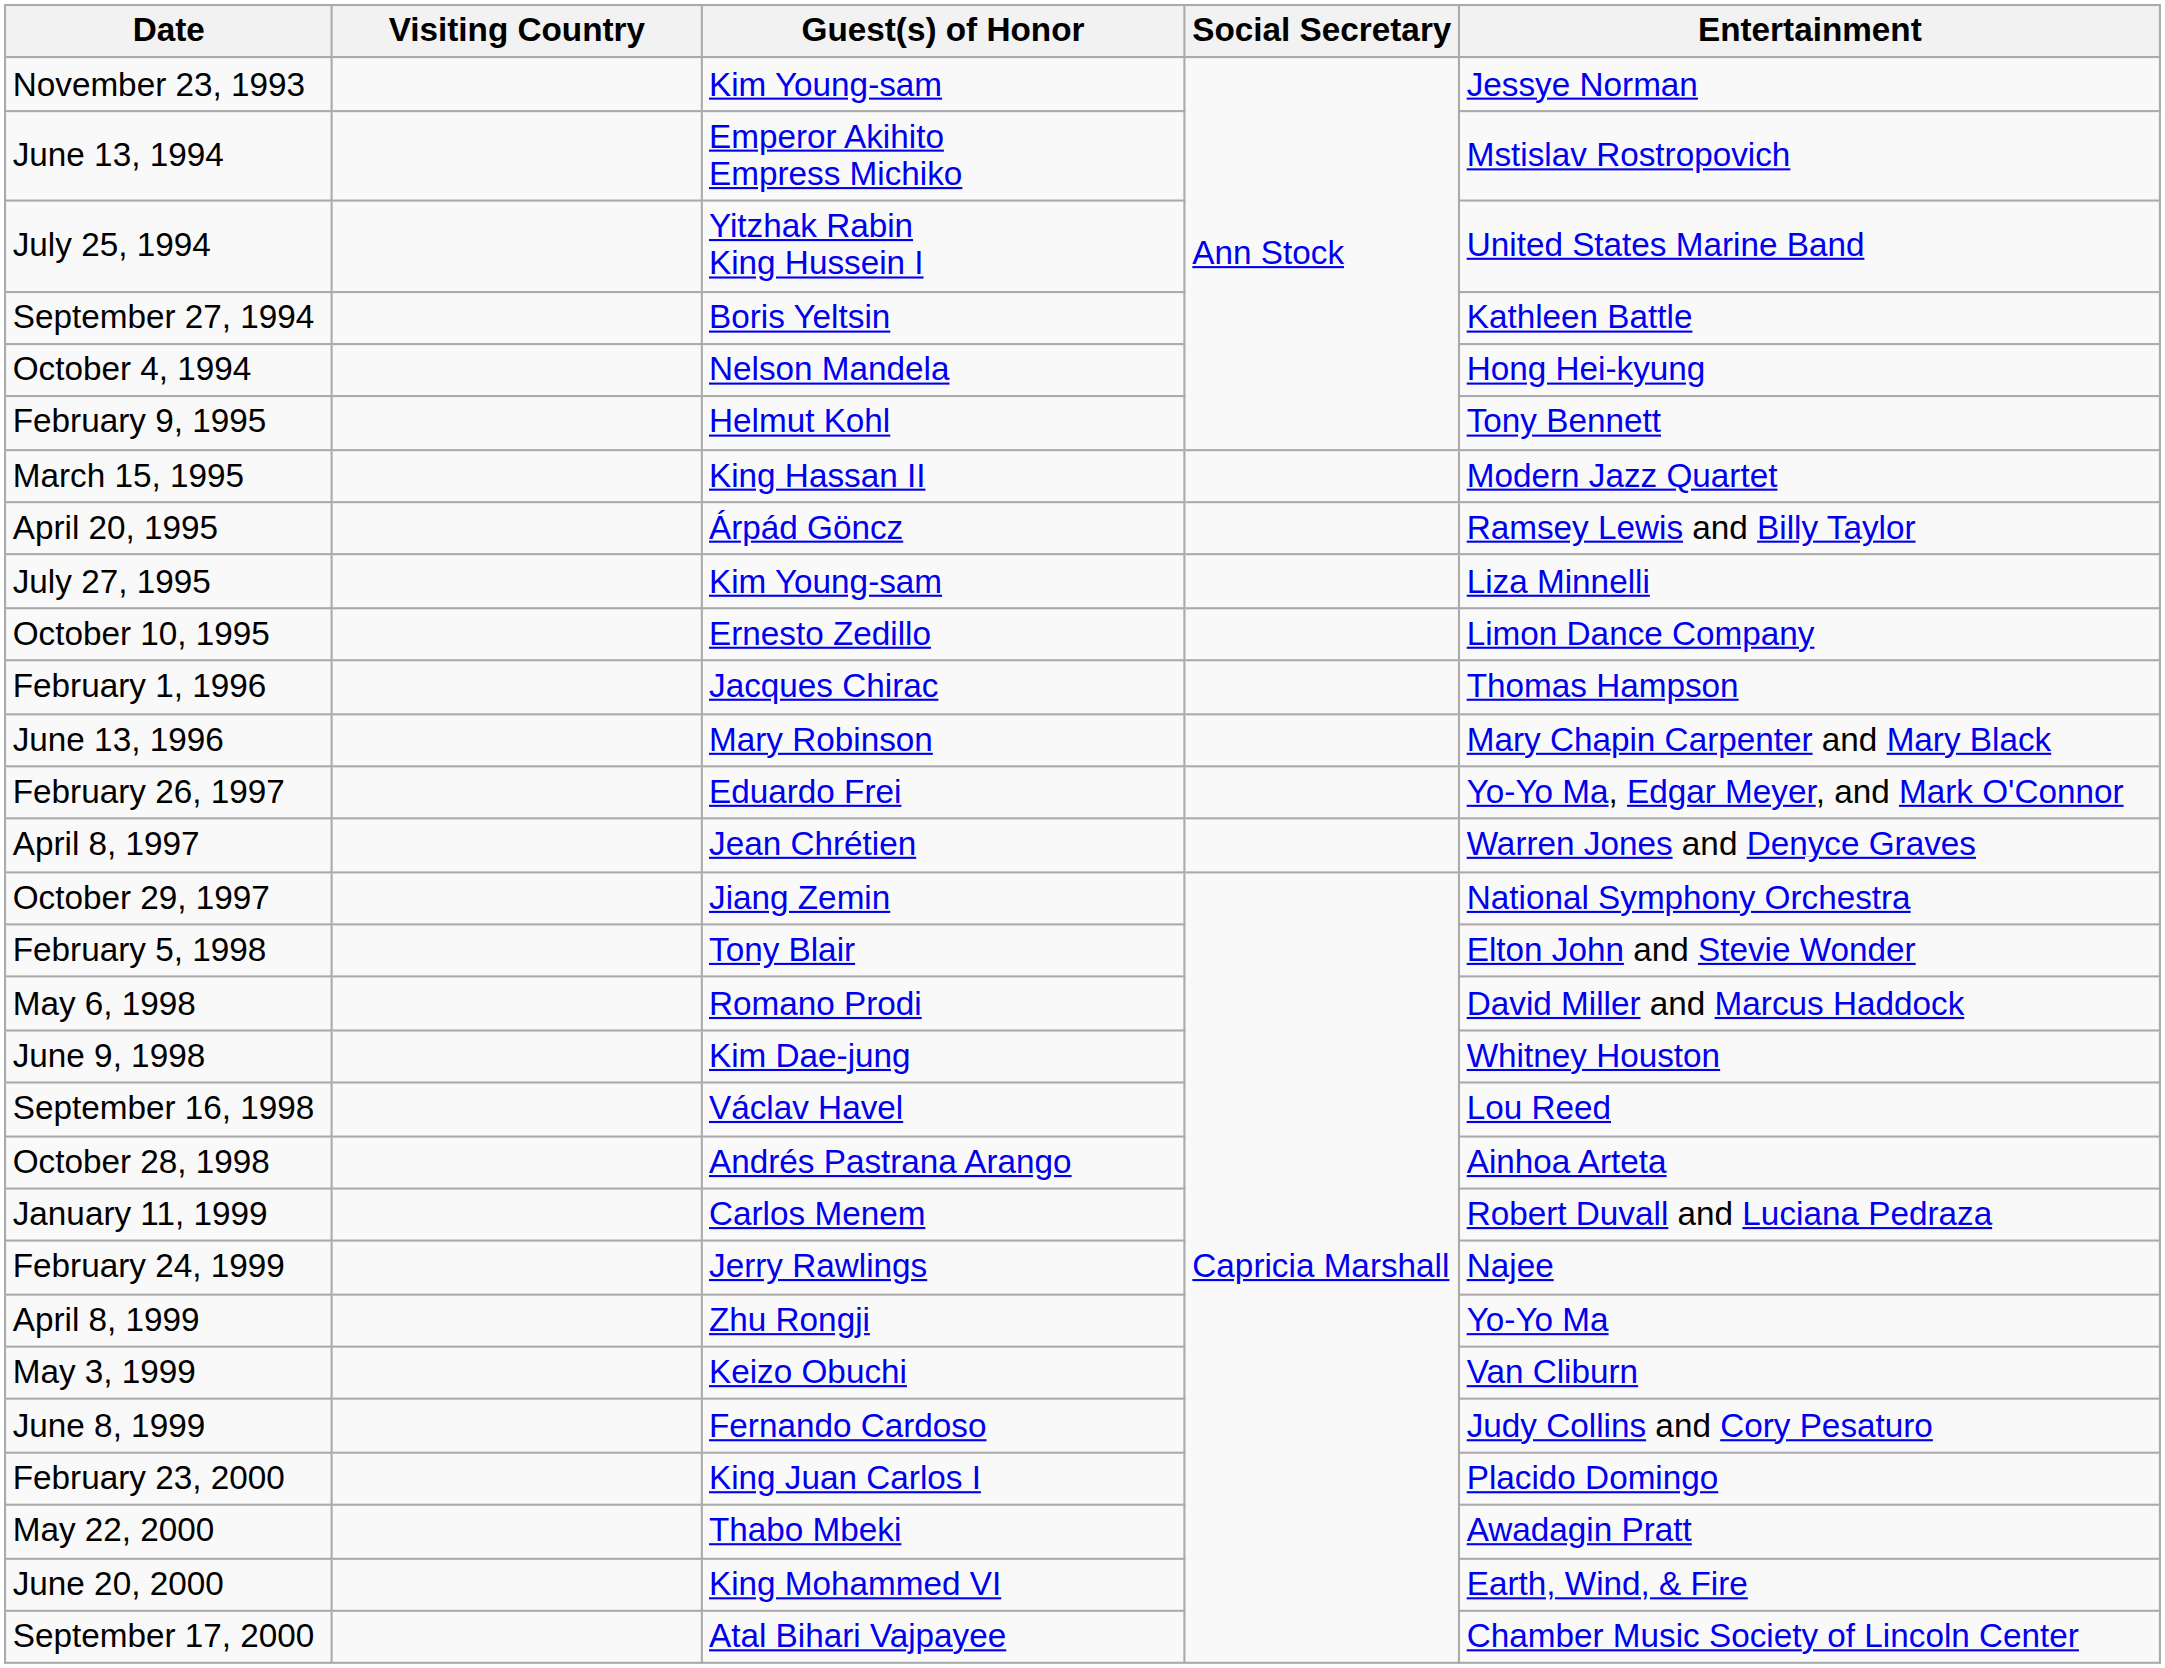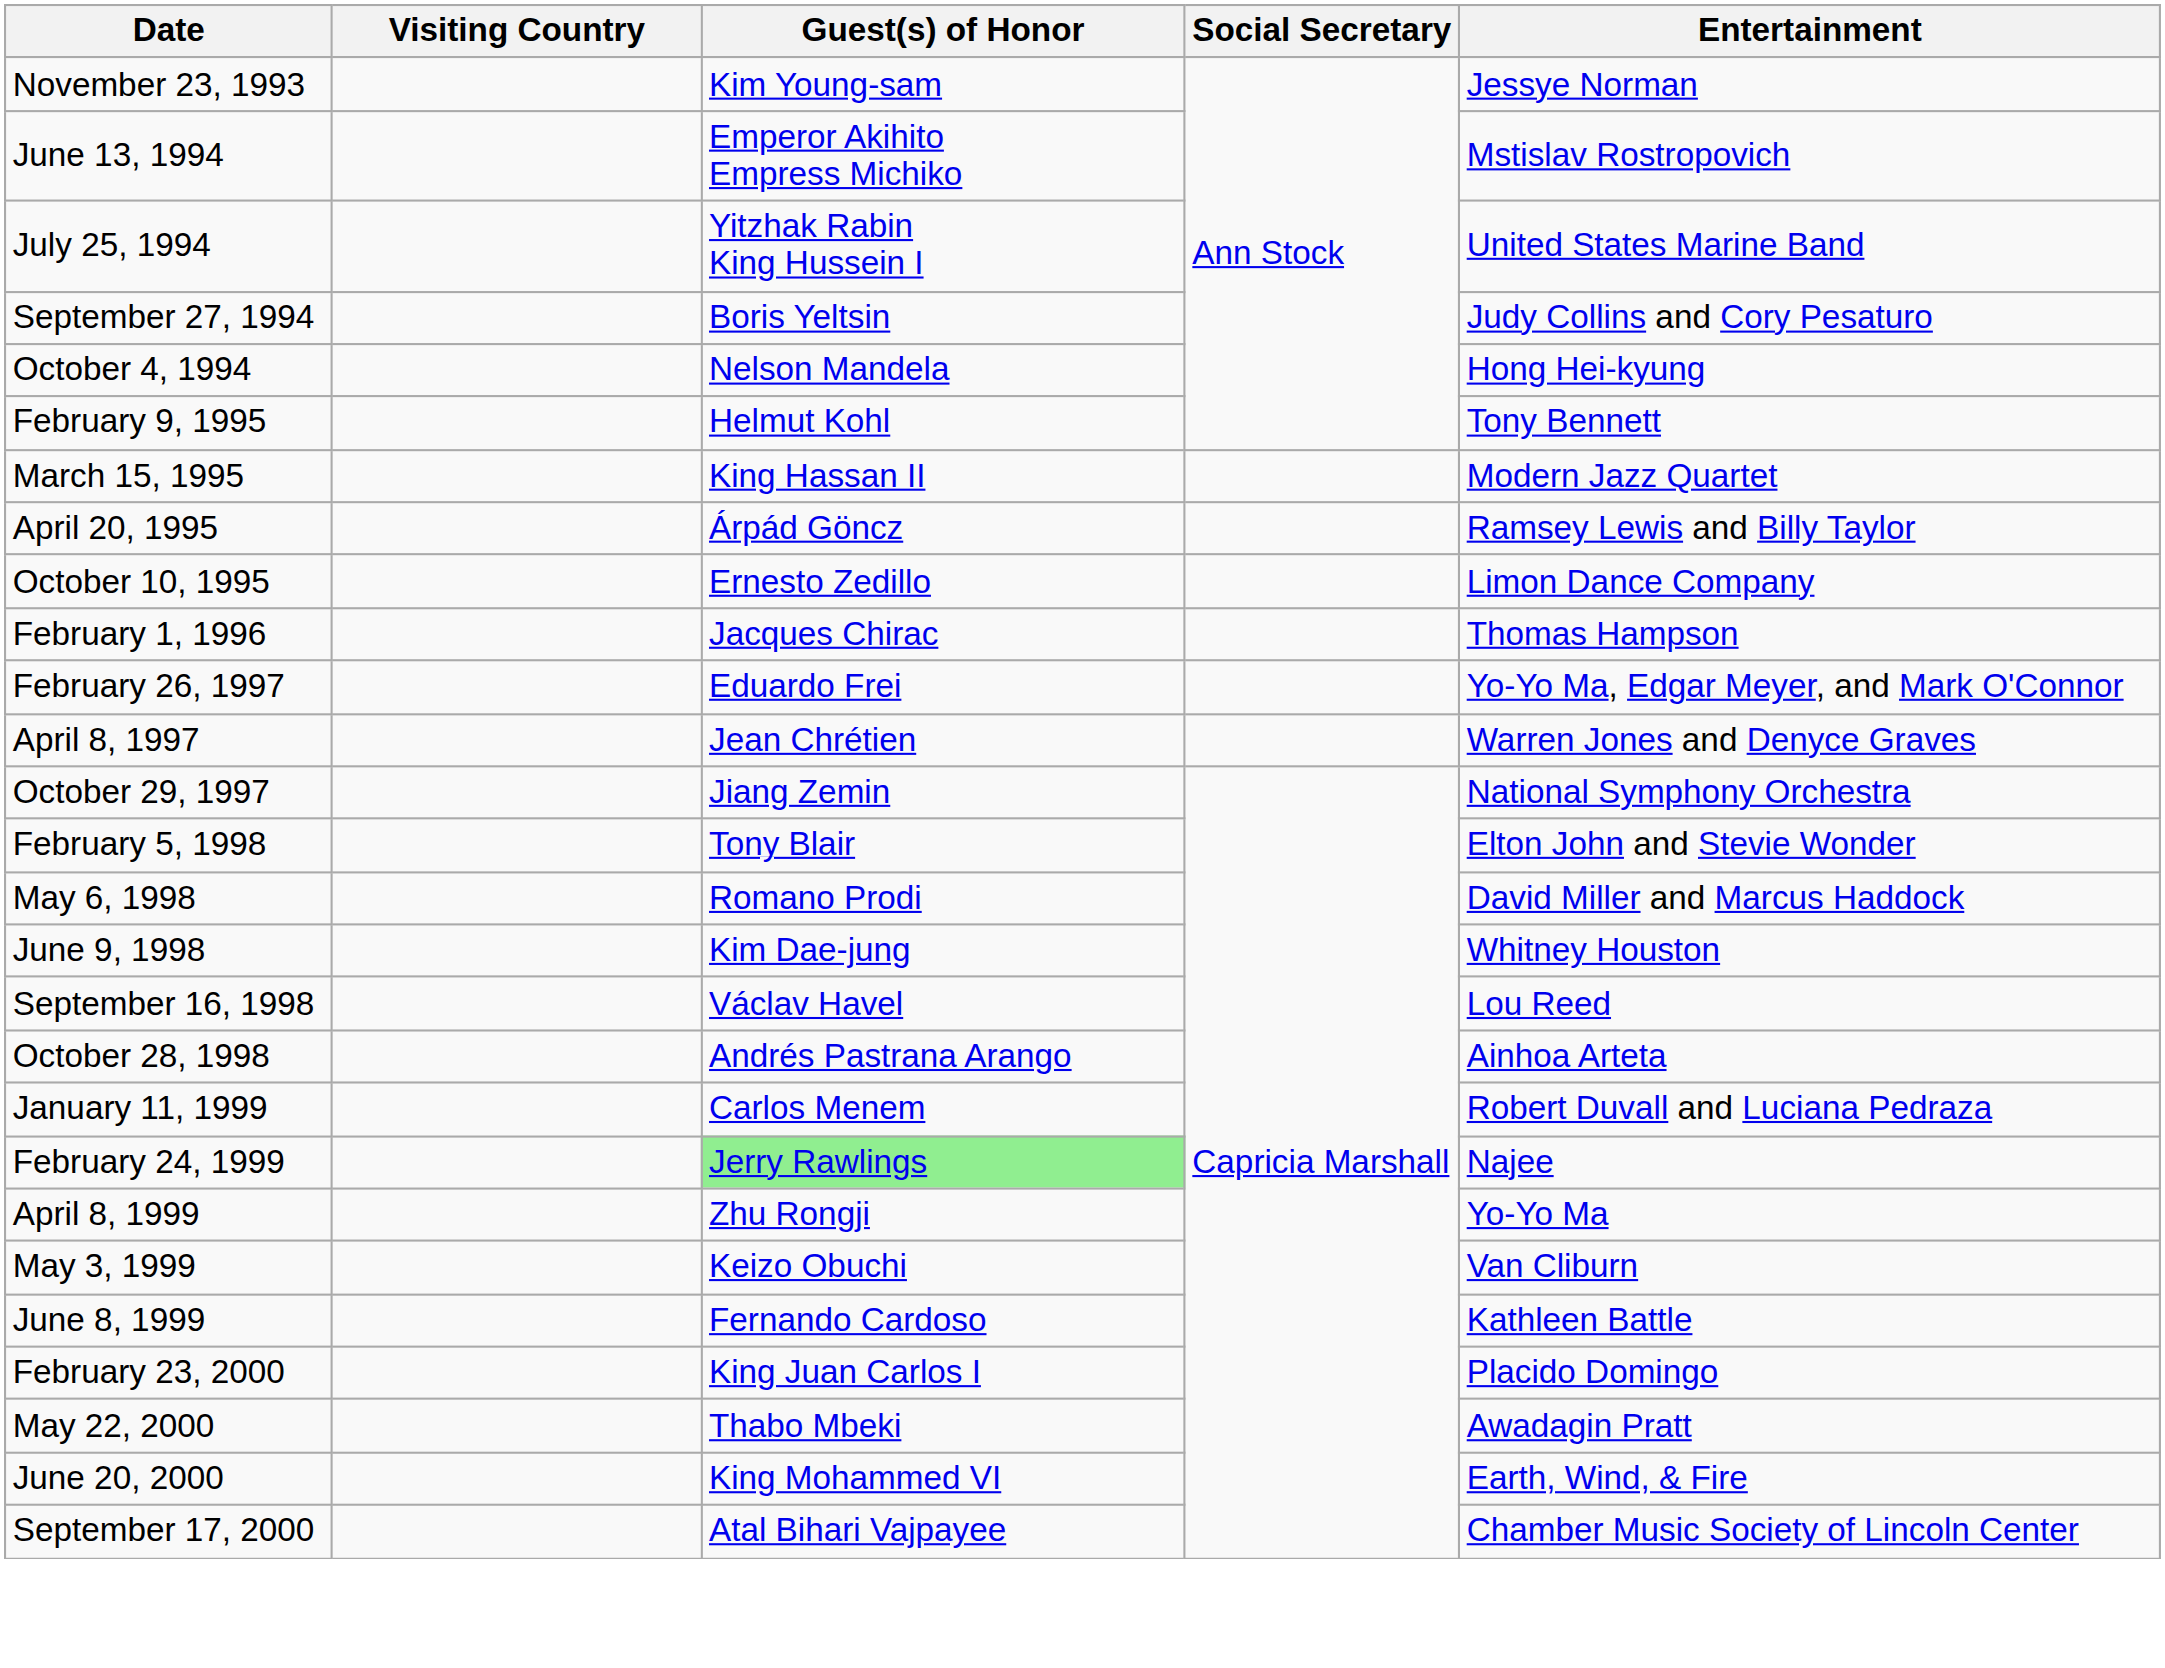(1580, 316) Kathleen Battle -> (1700, 316) Judy Collins and Cory Pesaturo
- row: (112, 580)
- row: (118, 739)
(818, 1266) no background -> (818, 1161) lightgreen background
(1700, 1425) Judy Collins and Cory Pesaturo -> (1580, 1319) Kathleen Battle
